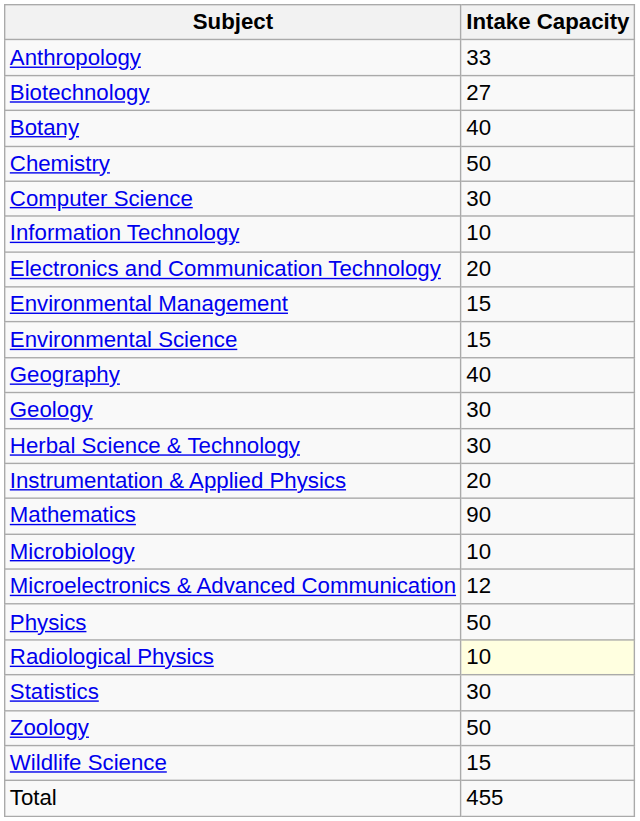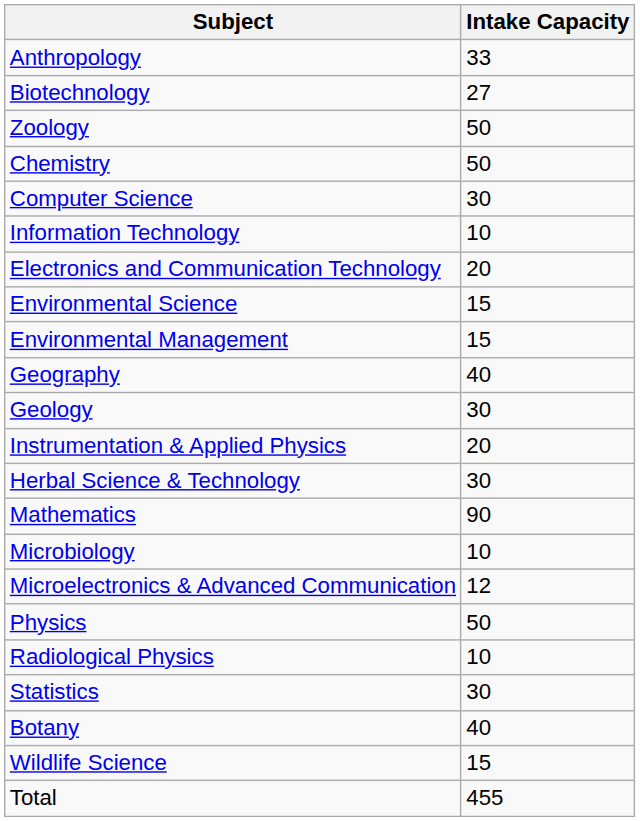rows swapped: (44, 127) <-> (49, 727)
rows swapped: (149, 304) <-> (124, 339)
rows swapped: (155, 445) <-> (178, 480)
(479, 657) lightyellow background -> (479, 657) no background
